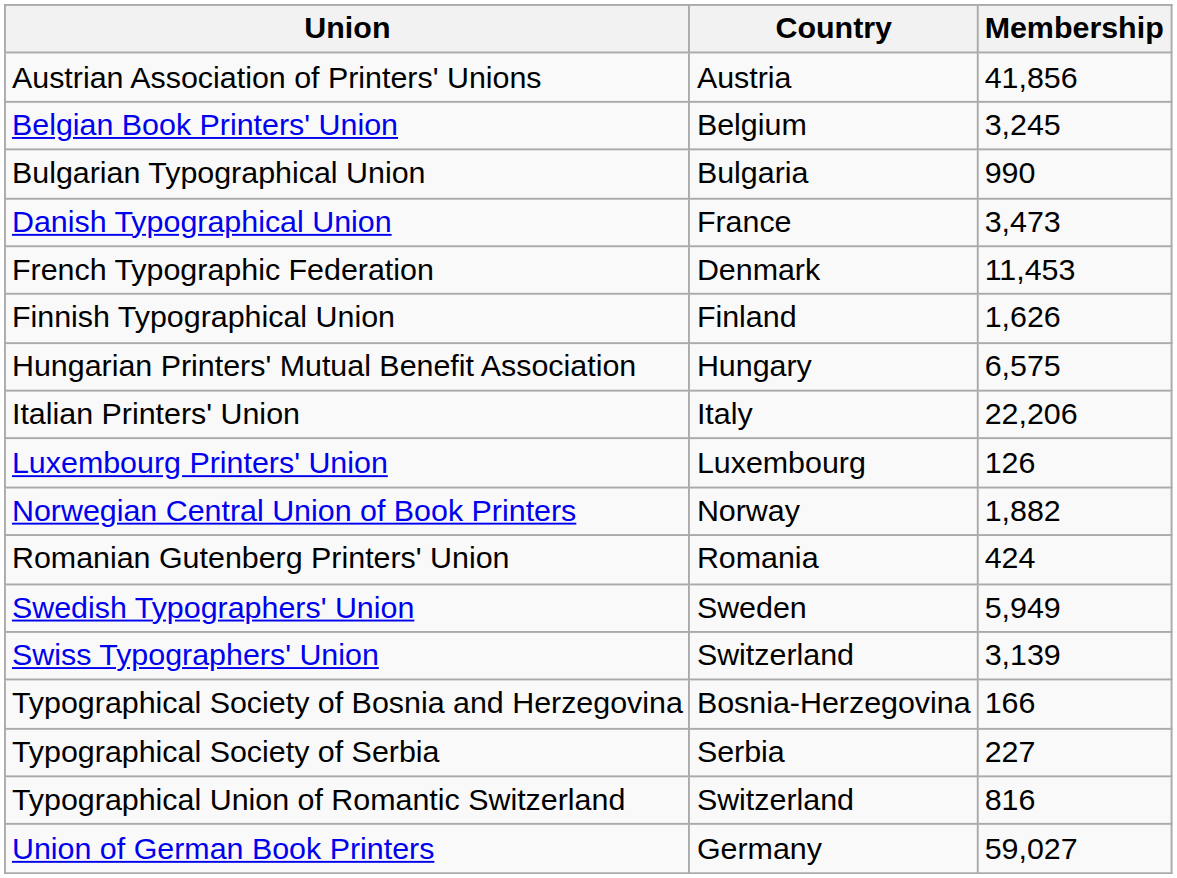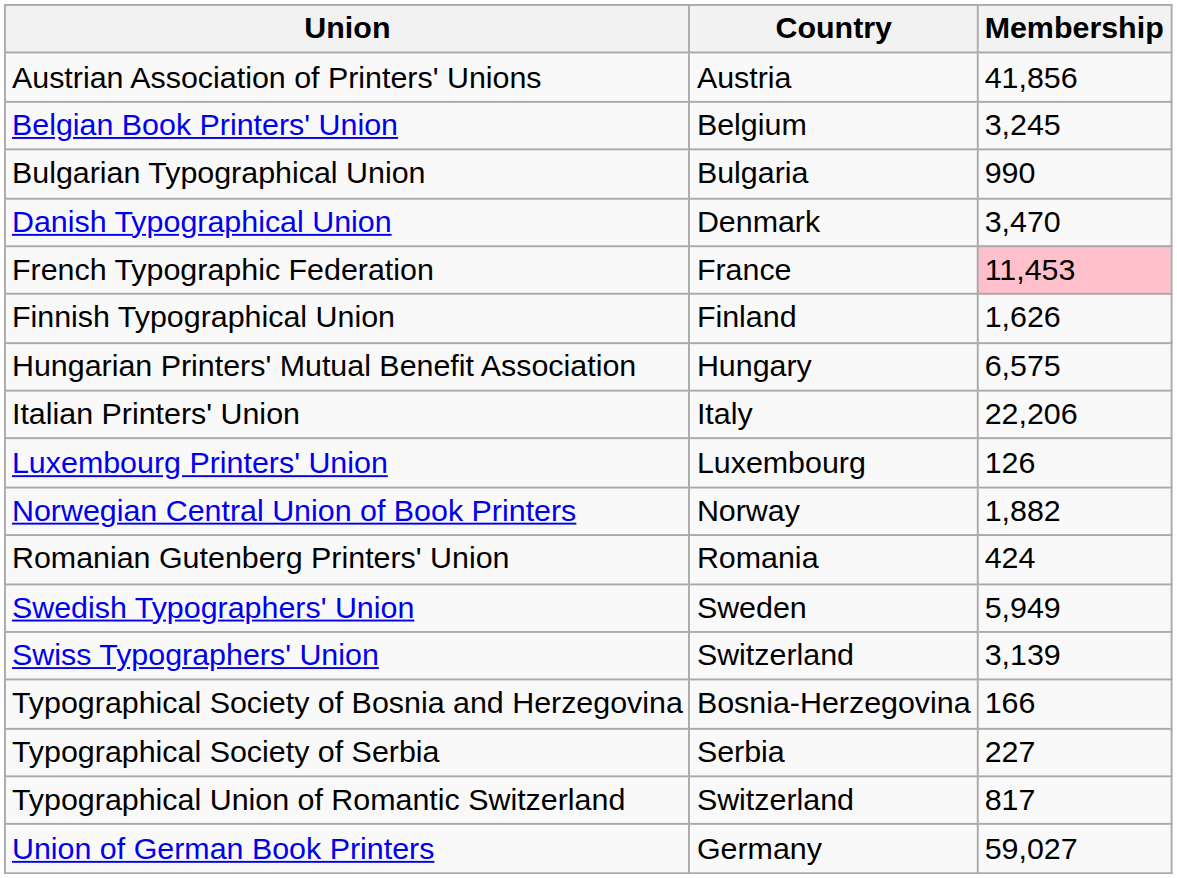(744, 221) France -> (759, 221) Denmark
(1023, 221) 3,473 -> (1023, 221) 3,470
(759, 269) Denmark -> (744, 269) France
(1030, 269) no background -> (1030, 269) pink background
(1010, 800) 816 -> (1010, 800) 817
